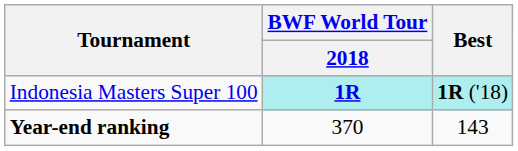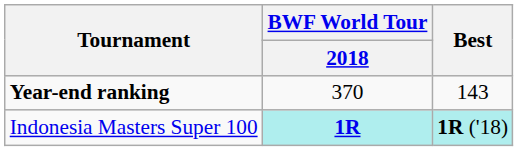rows swapped: (134, 92) <-> (90, 127)
